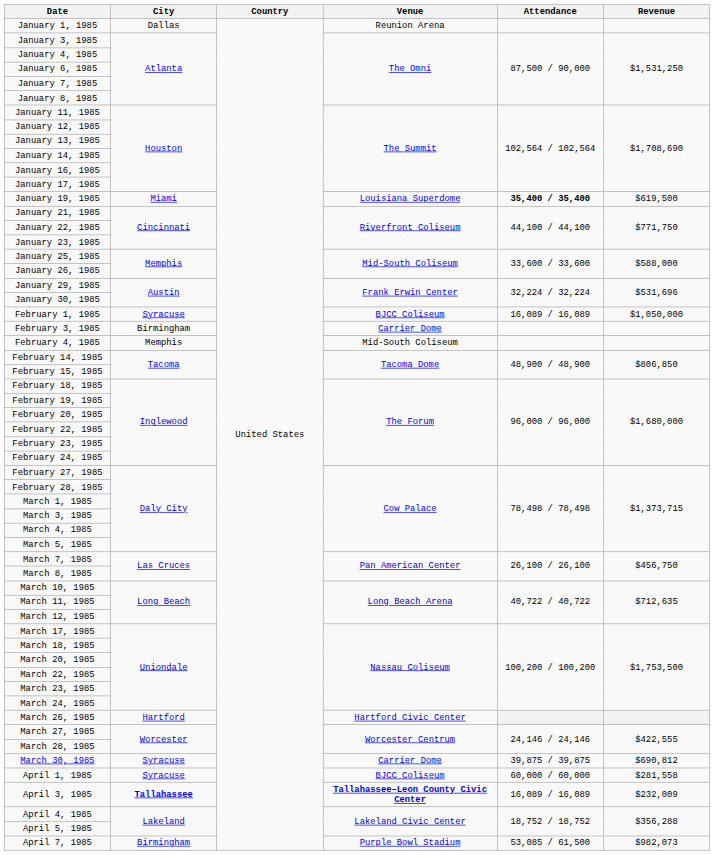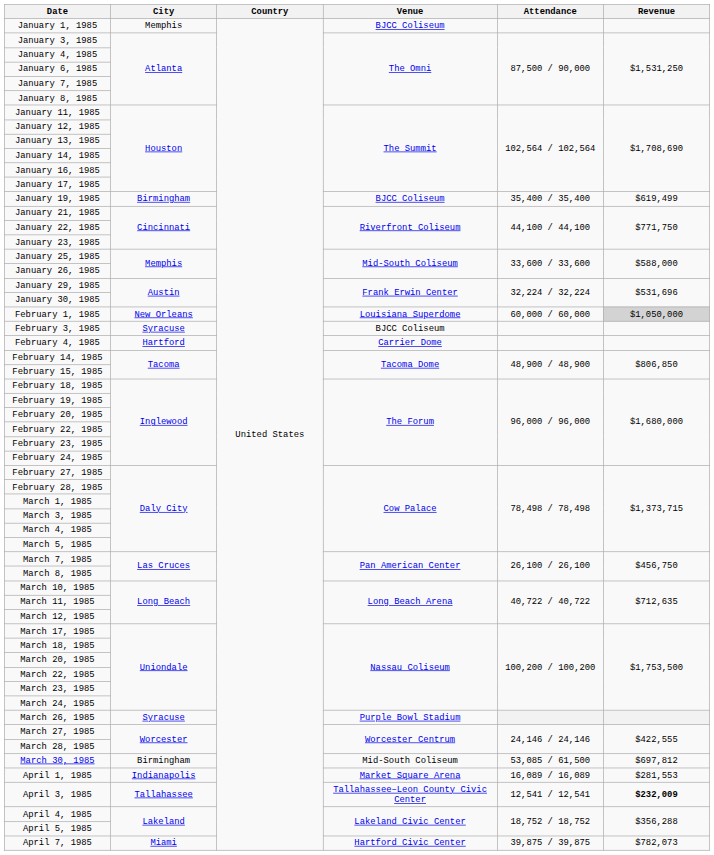(164, 26) Dallas -> (164, 26) Memphis
(410, 26) Reunion Arena -> (410, 26) BJCC Coliseum
(164, 199) Miami -> (164, 199) Birmingham
(410, 199) Louisiana Superdome -> (410, 199) BJCC Coliseum
(550, 199) bold -> (550, 199) normal
(656, 199) $619,500 -> (656, 199) $619,499
(164, 314) Syracuse -> (164, 314) New Orleans
(410, 314) BJCC Coliseum -> (410, 314) Louisiana Superdome
(550, 314) 16,089 / 16,089 -> (550, 314) 60,000 / 60,000
(656, 314) no background -> (656, 314) lightgrey background
(164, 329) Birmingham -> (164, 329) Syracuse
(410, 329) Carrier Dome -> (410, 329) BJCC Coliseum
(164, 343) Memphis -> (164, 343) Hartford
(410, 343) Mid-South Coliseum -> (410, 343) Carrier Dome
(164, 718) Hartford -> (164, 718) Syracuse
(410, 718) Hartford Civic Center -> (410, 718) Purple Bowl Stadium
(164, 761) Syracuse -> (164, 761) Birmingham
(410, 761) Carrier Dome -> (410, 761) Mid-South Coliseum
(550, 761) 39,875 / 39,875 -> (550, 761) 53,085 / 61,500
(656, 761) $690,812 -> (656, 761) $697,812
(164, 775) Syracuse -> (164, 775) Indianapolis
(410, 775) BJCC Coliseum -> (410, 775) Market Square Arena
(550, 775) 60,000 / 60,000 -> (550, 775) 16,089 / 16,089
(656, 775) $281,558 -> (656, 775) $281,553
(164, 795) bold -> (164, 795) normal
(410, 795) bold -> (410, 795) normal
(550, 795) 16,089 / 16,089 -> (550, 795) 12,541 / 12,541
(656, 795) normal -> (656, 795) bold
(164, 843) Birmingham -> (164, 843) Miami
(410, 843) Purple Bowl Stadium -> (410, 843) Hartford Civic Center
(550, 843) 53,085 / 61,500 -> (550, 843) 39,875 / 39,875
(656, 843) $982,073 -> (656, 843) $782,073
